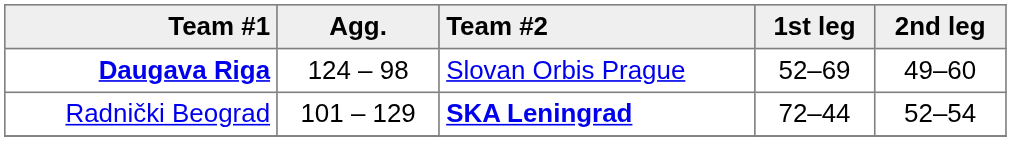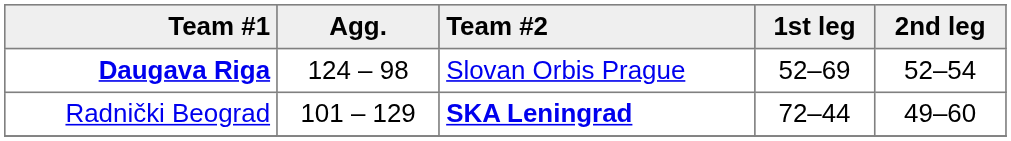(940, 70) 49–60 -> (940, 70) 52–54
(940, 113) 52–54 -> (940, 113) 49–60
